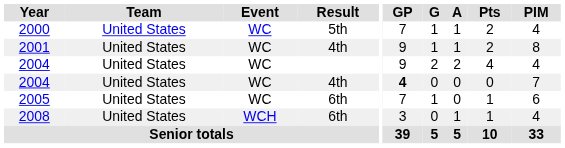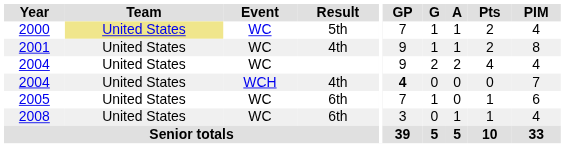(144, 30) no background -> (144, 30) khaki background
(260, 82) WC -> (260, 82) WCH
(260, 117) WCH -> (260, 117) WC
